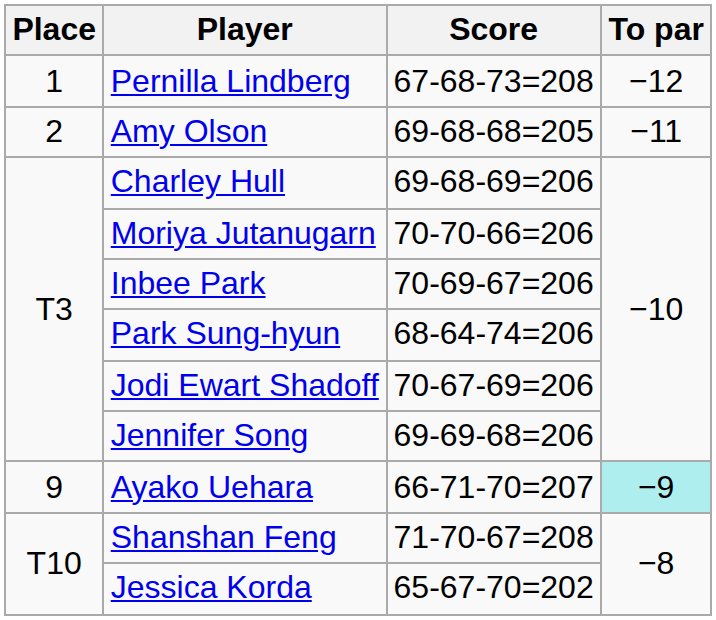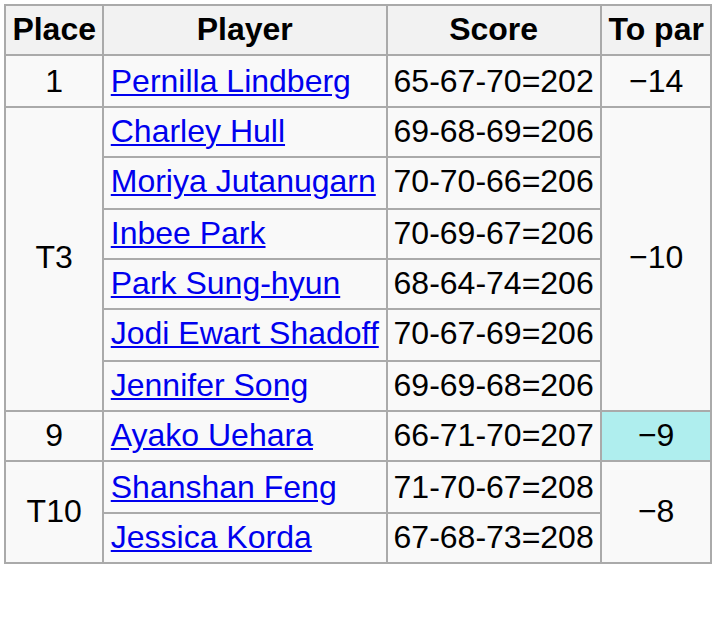(494, 80) 67-68-73=208 -> (494, 80) 65-67-70=202
(656, 80) −12 -> (656, 80) −14
- row: (189, 131)
(494, 588) 65-67-70=202 -> (494, 537) 67-68-73=208
